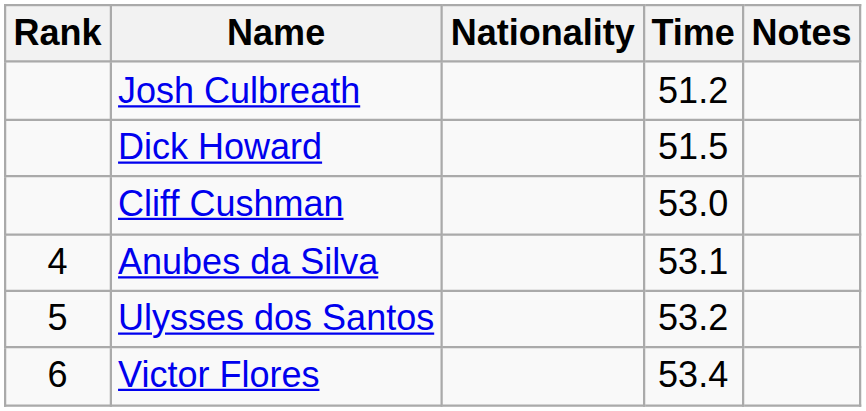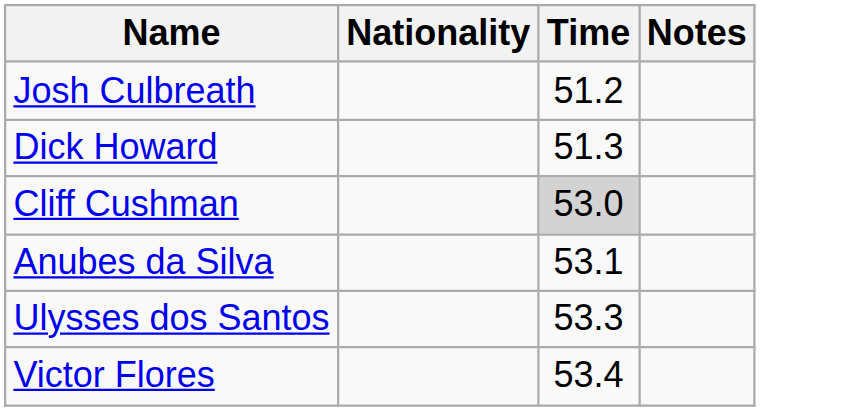- column: (57, 33)
(693, 147) 51.5 -> (588, 147) 51.3
(693, 204) no background -> (588, 204) lightgrey background
(693, 318) 53.2 -> (588, 318) 53.3
